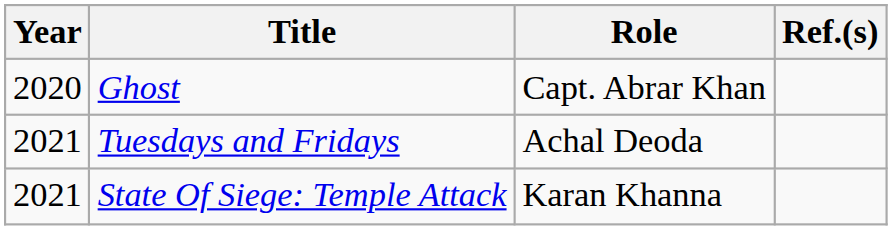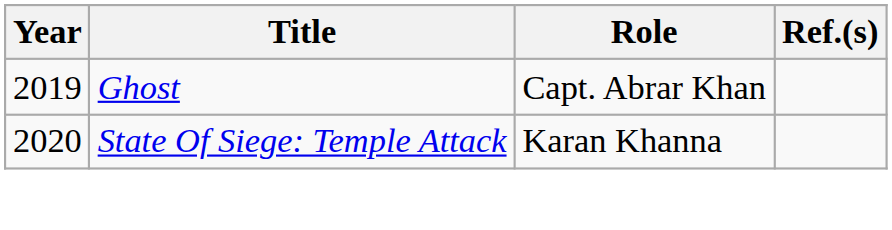(47, 86) 2020 -> (47, 86) 2019
- row: (249, 140)
(47, 195) 2021 -> (47, 140) 2020
